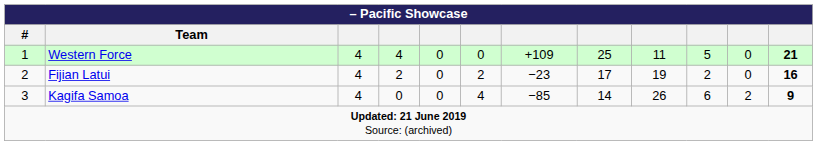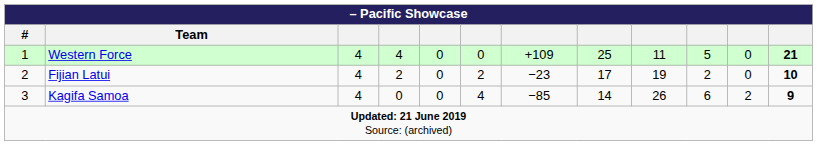(791, 75) 16 -> (791, 75) 10
